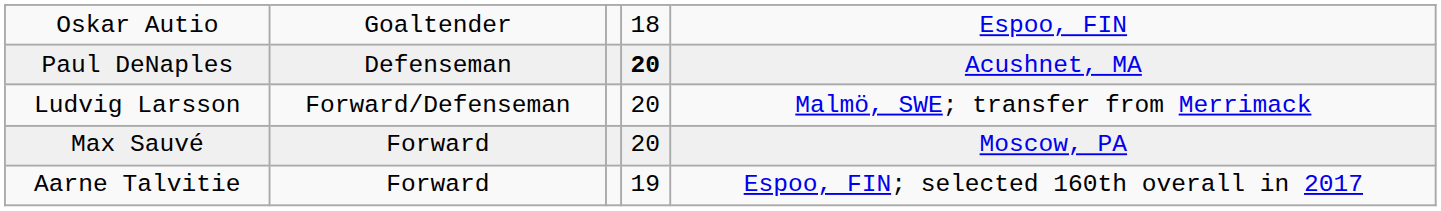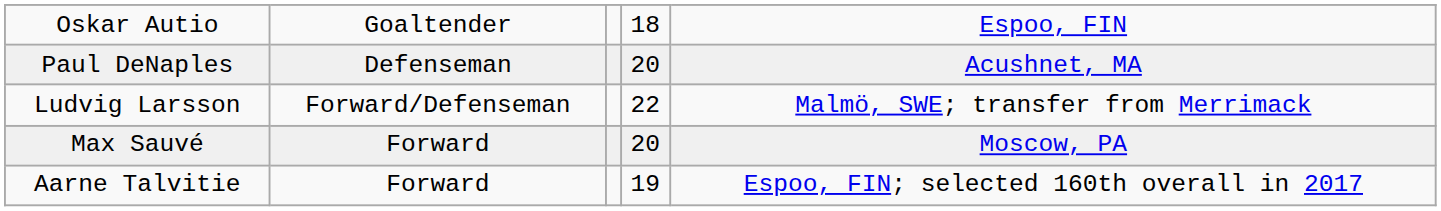(645, 65) bold -> (645, 65) normal
(645, 105) 20 -> (645, 105) 22
